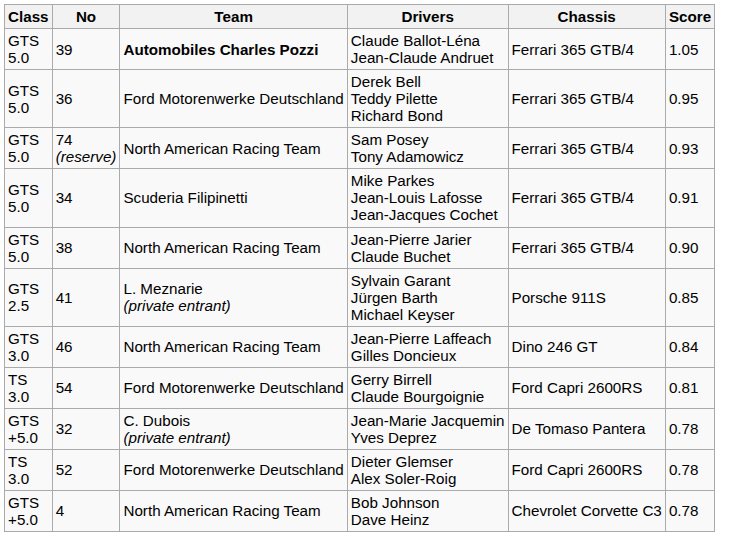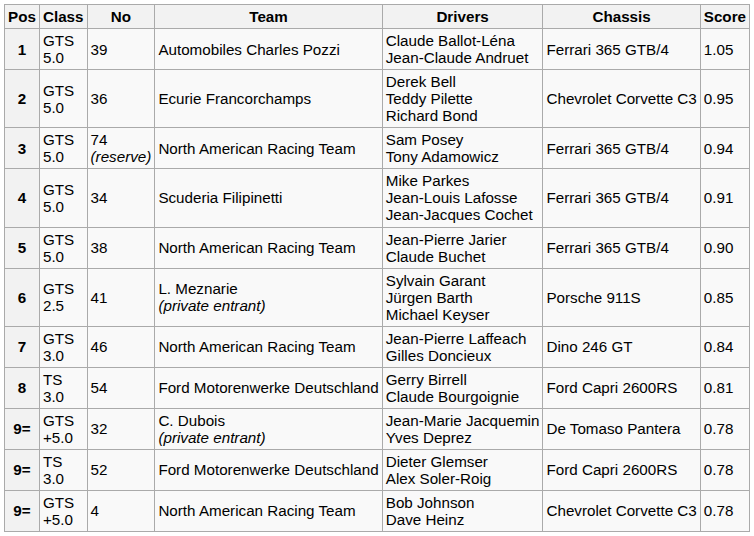+ column: (22, 17)
(221, 49) bold -> (249, 49) normal
(234, 99) Ford Motorenwerke Deutschland -> (235, 99) Ecurie Francorchamps
(573, 99) Ferrari 365 GTB/4 -> (622, 99) Chevrolet Corvette C3
(684, 148) 0.93 -> (719, 148) 0.94
